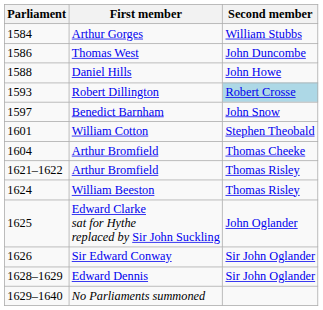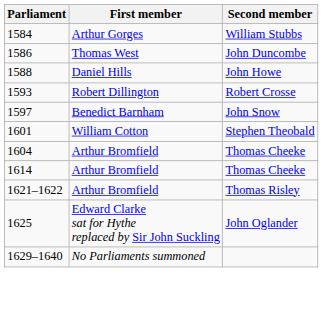(261, 92) lightblue background -> (261, 92) no background
+ row: (20, 170)
- row: (20, 190)
- row: (20, 256)
- row: (35, 276)
